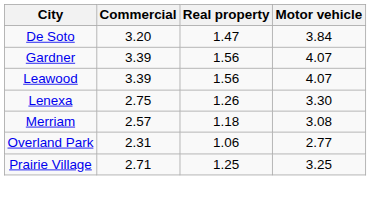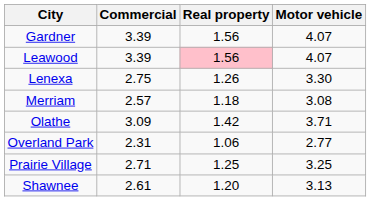- row: (50, 36)
(226, 79) no background -> (226, 57) pink background
+ row: (50, 121)
+ row: (50, 185)
